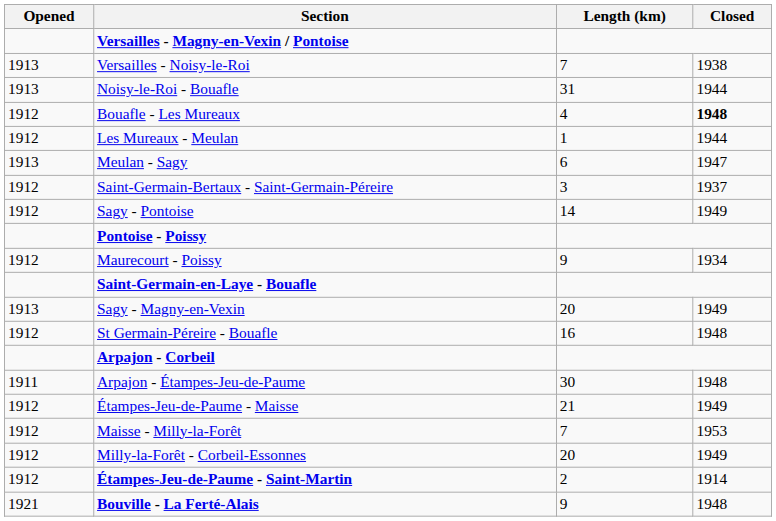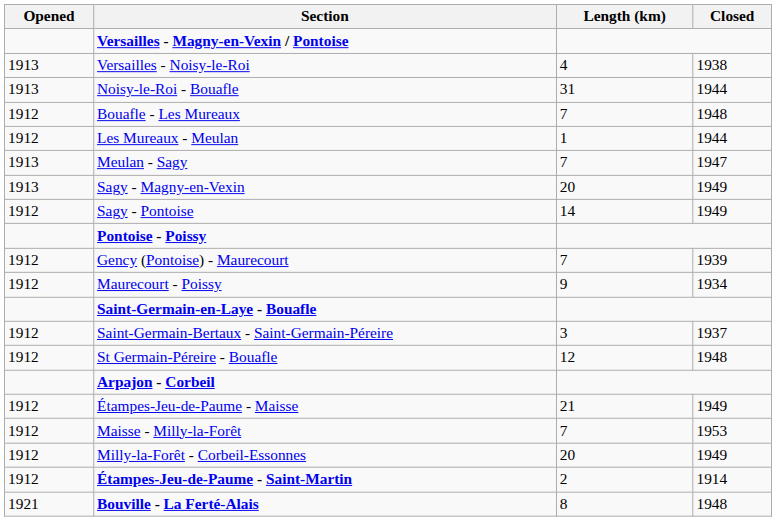(564, 65) 7 -> (564, 65) 4
(564, 114) 4 -> (564, 114) 7
(712, 114) bold -> (712, 114) normal
(564, 162) 6 -> (564, 162) 7
rows swapped: (171, 308) <-> (245, 187)
+ row: (193, 260)
(568, 333) 16 -> (568, 357) 12
- row: (201, 382)
(564, 503) 9 -> (564, 503) 8
